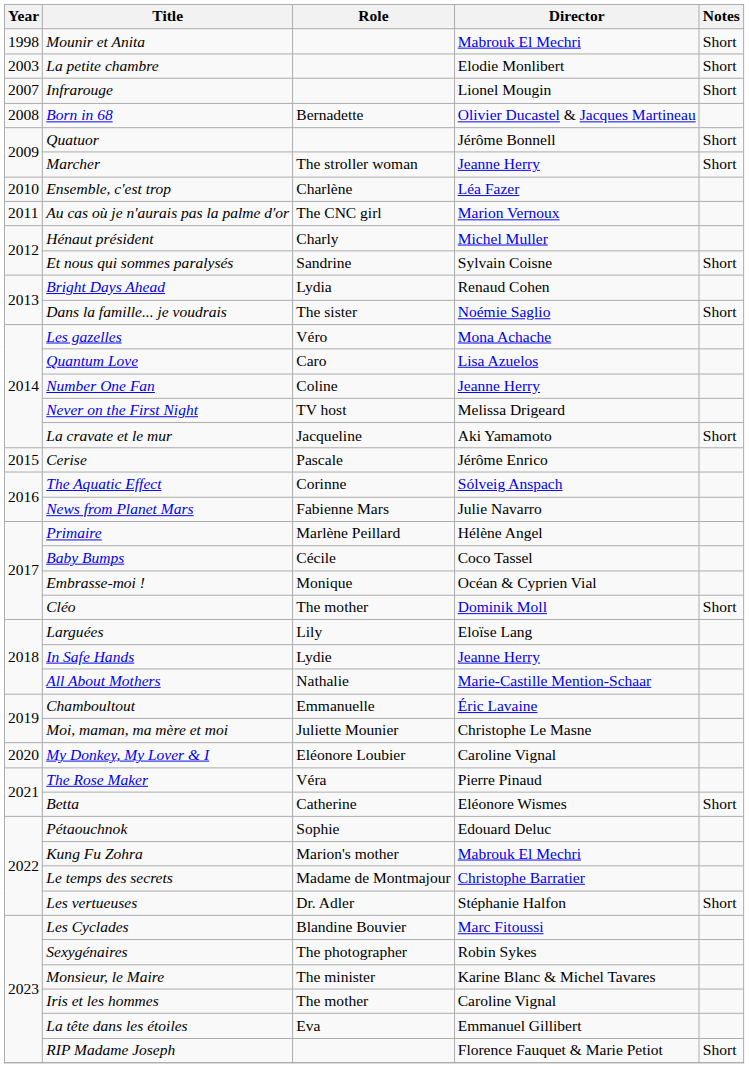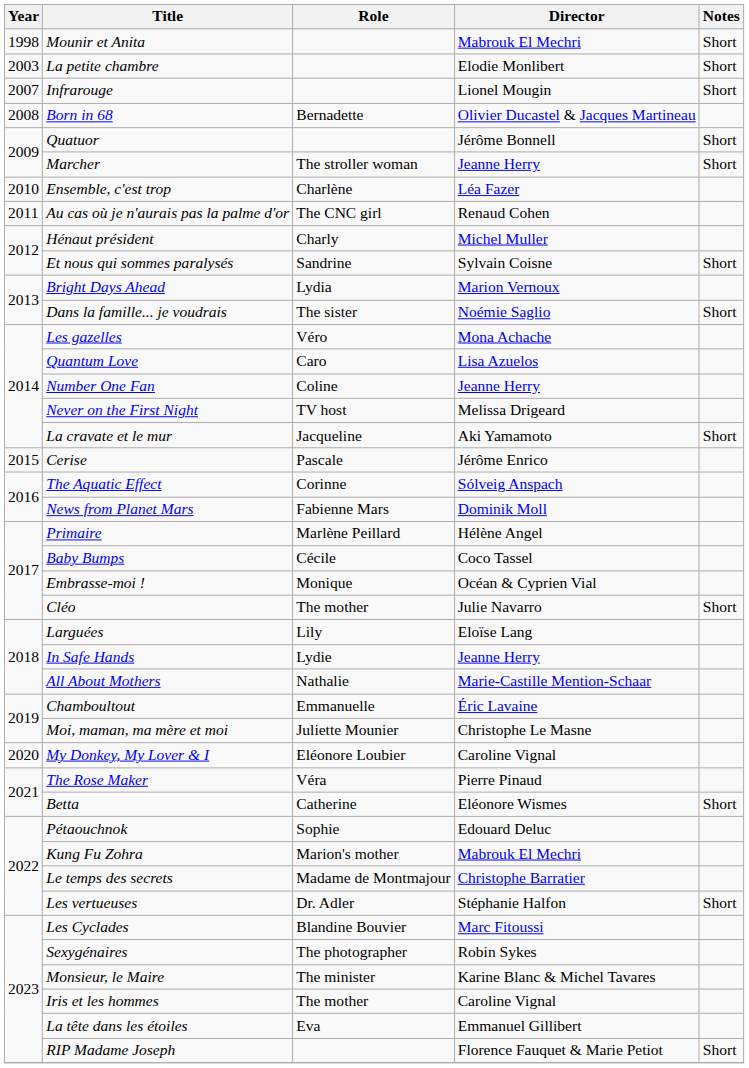(509, 213) Marion Vernoux -> (504, 213) Renaud Cohen
(504, 287) Renaud Cohen -> (509, 287) Marion Vernoux
(500, 509) Julie Navarro -> (502, 509) Dominik Moll
(502, 607) Dominik Moll -> (500, 607) Julie Navarro
